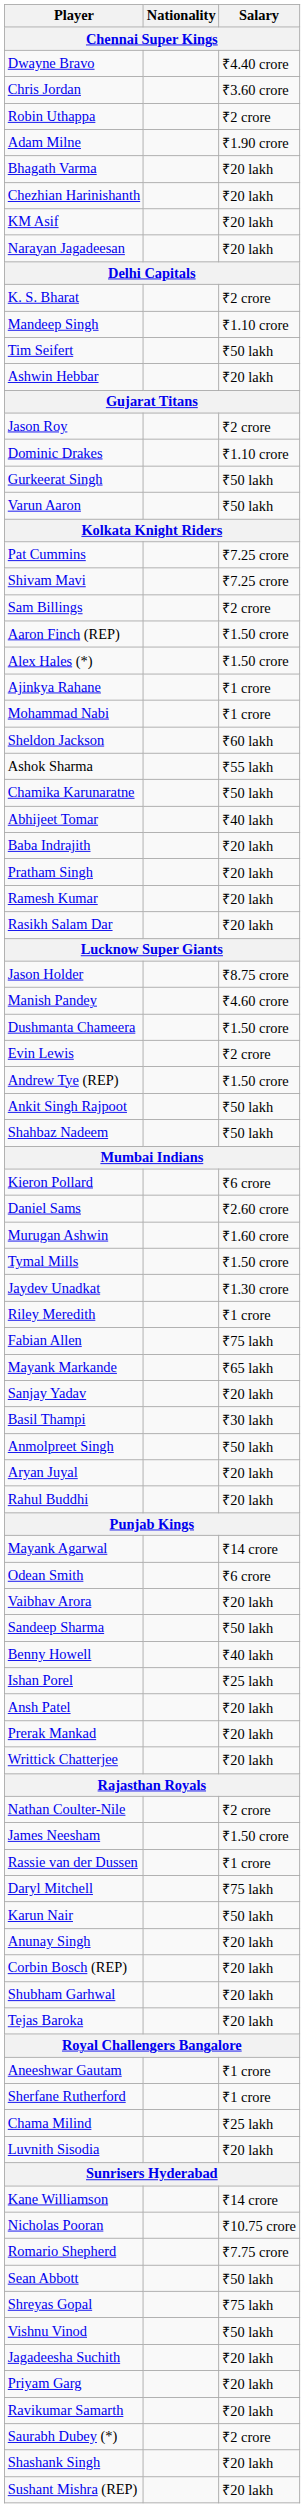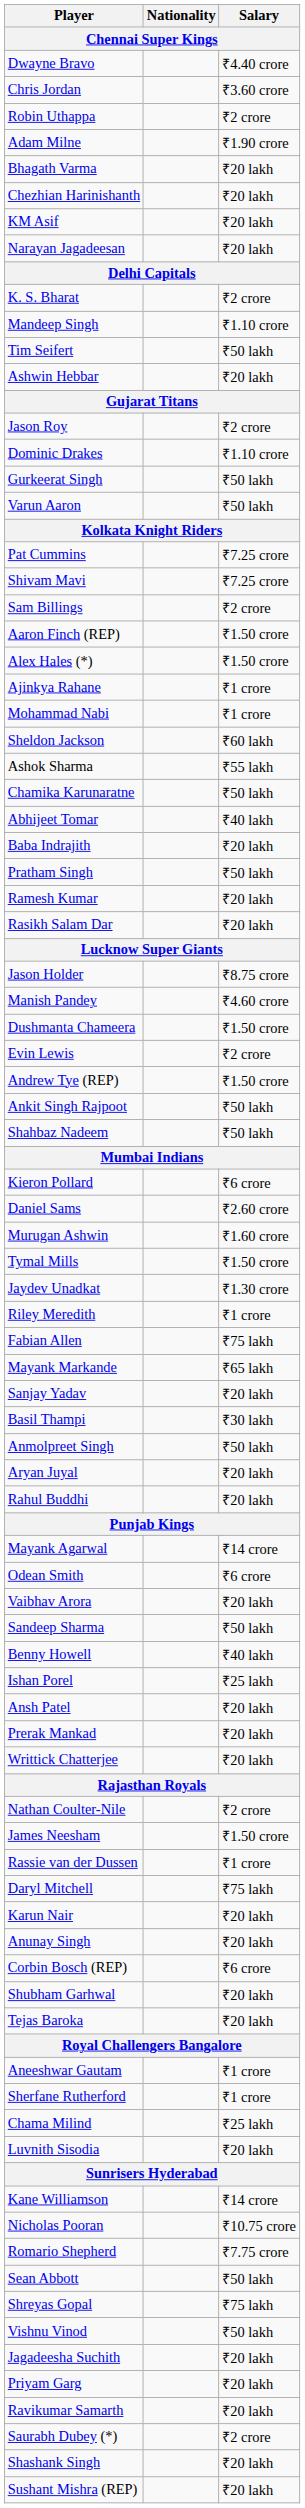(248, 873) ₹20 lakh -> (248, 873) ₹50 lakh
(248, 1916) ₹50 lakh -> (248, 1916) ₹20 lakh
(248, 1969) ₹20 lakh -> (246, 1969) ₹6 crore
